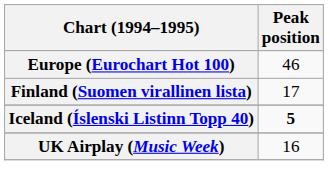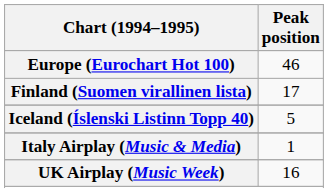(291, 118) bold -> (291, 118) normal
+ row: (131, 145)
